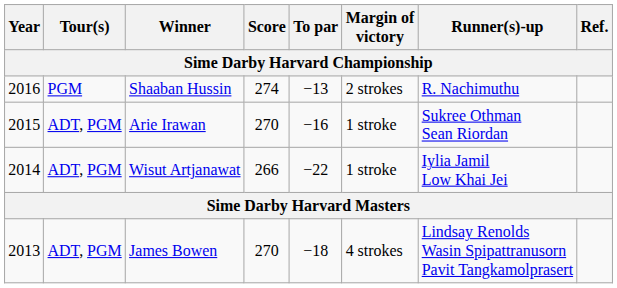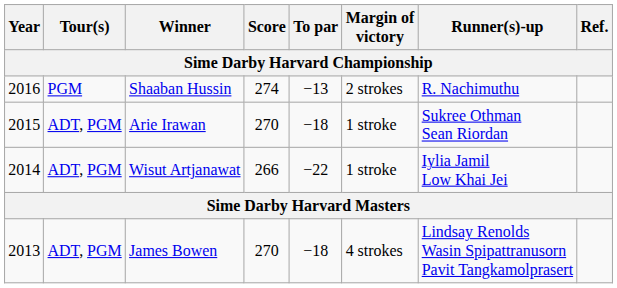(316, 125) −16 -> (316, 125) −18
